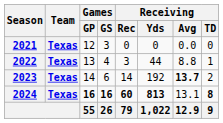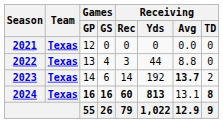(106, 45) 3 -> (106, 45) 0
(210, 61) 1 -> (210, 61) 0
